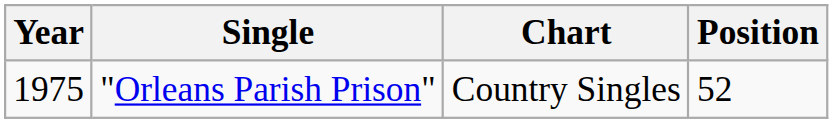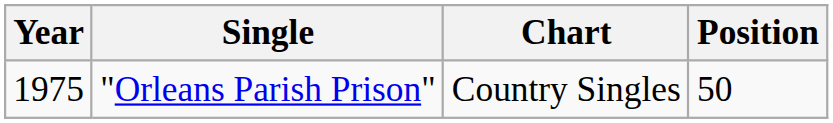(715, 88) 52 -> (715, 88) 50
